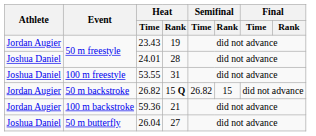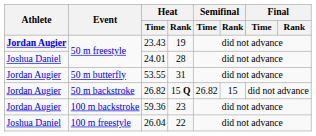(34, 43) normal -> (36, 43) bold
(34, 75) Joshua Daniel -> (34, 75) Jordan Augier
(95, 75) 100 m freestyle -> (98, 75) 50 m butterfly
(175, 107) 21 -> (181, 107) 23
(93, 123) 50 m butterfly -> (101, 123) 100 m freestyle
(175, 123) 27 -> (181, 123) 22
